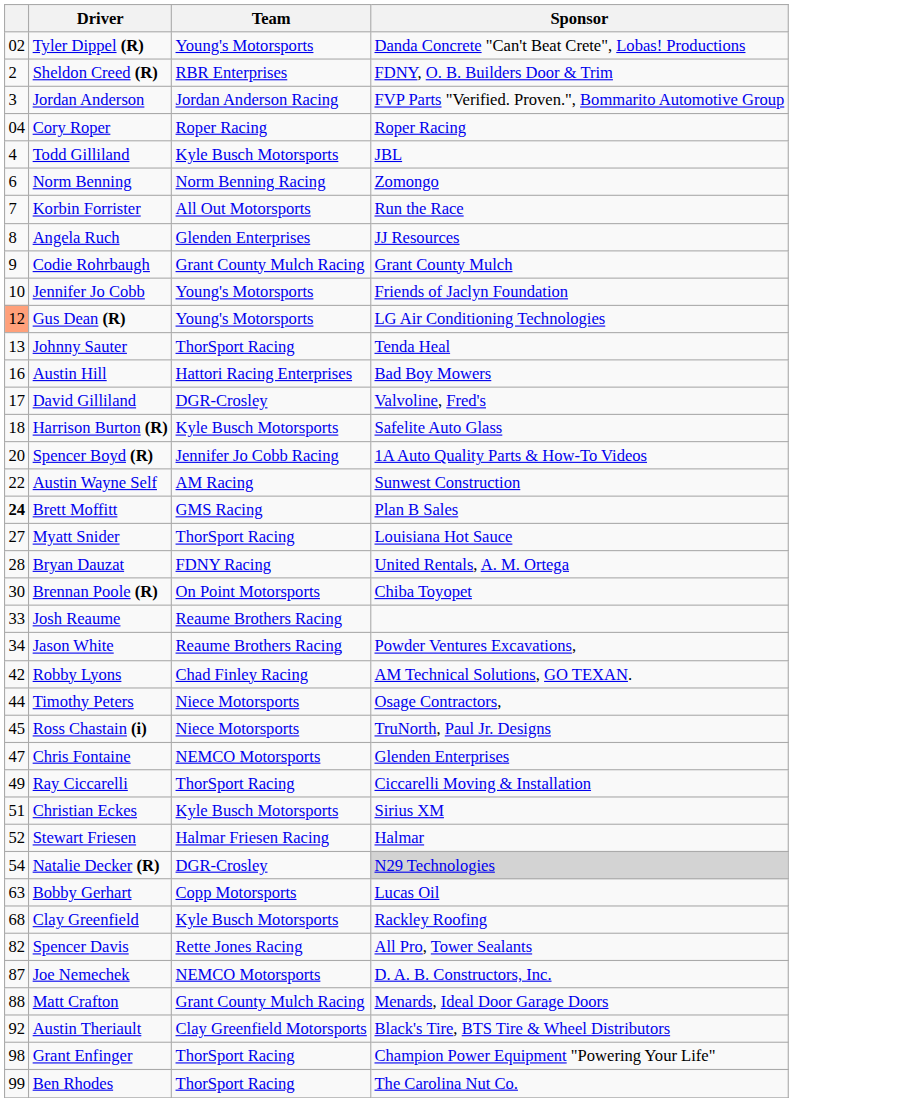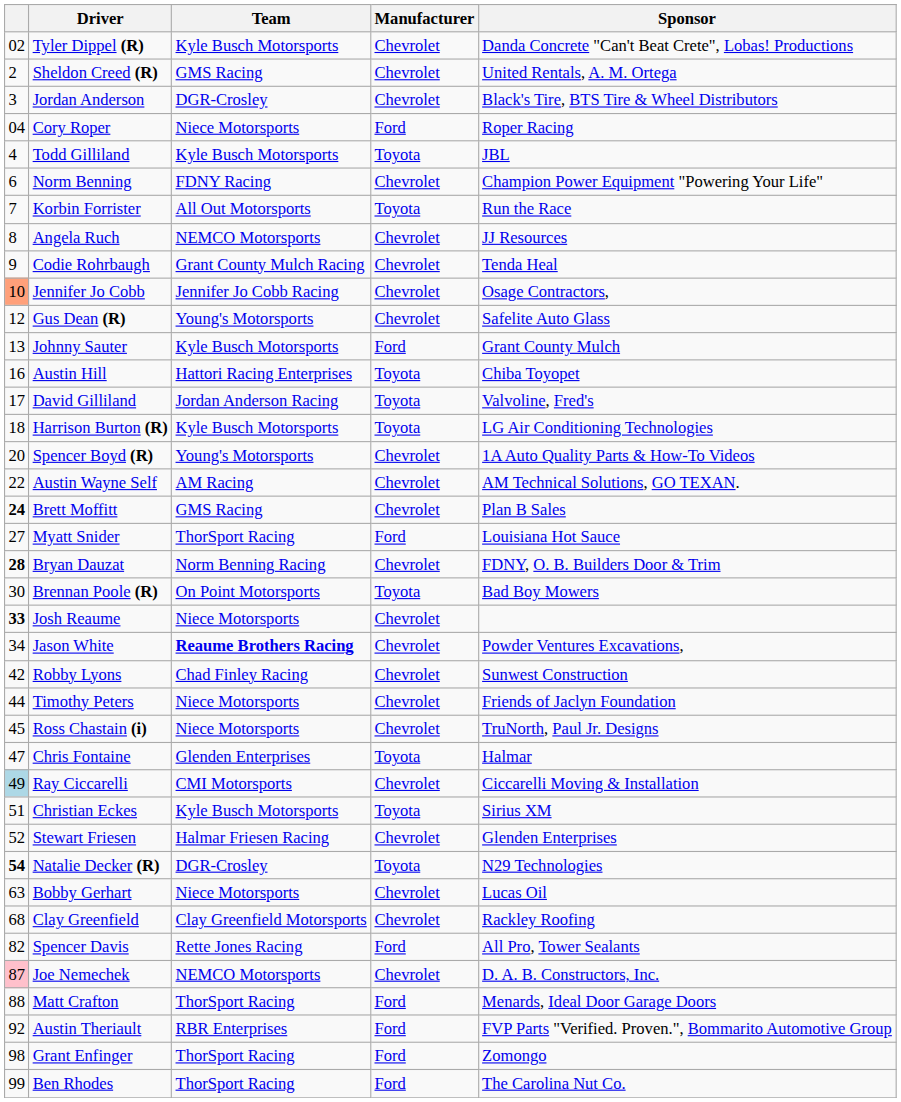+ column: (424, 18)
(244, 45) Young's Motorsports -> (257, 45) Kyle Busch Motorsports
(231, 72) RBR Enterprises -> (219, 72) GMS Racing
(494, 72) FDNY, O. B. Builders Door & Trim -> (579, 72) United Rentals, A. M. Ortega
(257, 100) Jordan Anderson Racing -> (222, 100) DGR-Crosley
(579, 100) FVP Parts "Verified. Proven.", Bommarito Automotive Group -> (630, 100) Black's Tire, BTS Tire & Wheel Distributors
(221, 127) Roper Racing -> (237, 127) Niece Motorsports
(250, 182) Norm Benning Racing -> (223, 182) FDNY Racing
(407, 182) Zomongo -> (653, 182) Champion Power Equipment "Powering Your Life"
(243, 236) Glenden Enterprises -> (248, 236) NEMCO Motorsports
(443, 264) Grant County Mulch -> (520, 264) Tenda Heal
(17, 291) no background -> (17, 291) lightsalmon background
(244, 291) Young's Motorsports -> (257, 291) Jennifer Jo Cobb Racing
(471, 291) Friends of Jaclyn Foundation -> (546, 291) Osage Contractors,
(17, 318) lightsalmon background -> (17, 318) no background
(490, 318) LG Air Conditioning Technologies -> (546, 318) Safelite Auto Glass
(235, 346) ThorSport Racing -> (257, 346) Kyle Busch Motorsports
(412, 346) Tenda Heal -> (551, 346) Grant County Mulch
(433, 373) Bad Boy Mowers -> (531, 373) Chiba Toyopet
(222, 400) DGR-Crosley -> (257, 400) Jordan Anderson Racing
(438, 428) Safelite Auto Glass -> (597, 428) LG Air Conditioning Technologies
(257, 455) Jennifer Jo Cobb Racing -> (244, 455) Young's Motorsports
(447, 482) Sunwest Construction -> (611, 482) AM Technical Solutions, GO TEXAN.
(17, 564) normal -> (17, 564) bold
(223, 564) FDNY Racing -> (250, 564) Norm Benning Racing
(472, 564) United Rentals, A. M. Ortega -> (601, 564) FDNY, O. B. Builders Door & Trim
(423, 592) Chiba Toyopet -> (541, 592) Bad Boy Mowers
(17, 619) normal -> (17, 619) bold
(259, 619) Reaume Brothers Racing -> (237, 619) Niece Motorsports
(259, 646) normal -> (265, 646) bold
(503, 673) AM Technical Solutions, GO TEXAN. -> (555, 673) Sunwest Construction
(438, 701) Osage Contractors, -> (579, 701) Friends of Jaclyn Foundation
(248, 755) NEMCO Motorsports -> (243, 755) Glenden Enterprises
(442, 755) Glenden Enterprises -> (507, 755) Halmar
(17, 783) no background -> (17, 783) lightblue background
(235, 783) ThorSport Racing -> (234, 783) CMI Motorsports
(399, 837) Halmar -> (549, 837) Glenden Enterprises
(17, 865) normal -> (17, 865) bold
(435, 865) lightgrey background -> (542, 865) no background
(236, 892) Copp Motorsports -> (237, 892) Niece Motorsports
(257, 919) Kyle Busch Motorsports -> (271, 919) Clay Greenfield Motorsports
(17, 974) no background -> (17, 974) pink background
(270, 1001) Grant County Mulch Racing -> (235, 1001) ThorSport Racing
(271, 1029) Clay Greenfield Motorsports -> (231, 1029) RBR Enterprises
(522, 1029) Black's Tire, BTS Tire & Wheel Distributors -> (687, 1029) FVP Parts "Verified. Proven.", Bommarito Automotive Group
(545, 1056) Champion Power Equipment "Powering Your Life" -> (514, 1056) Zomongo
